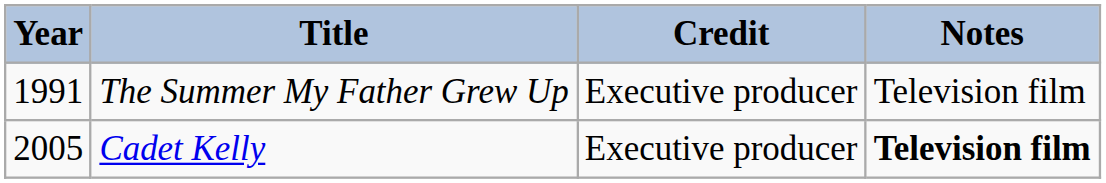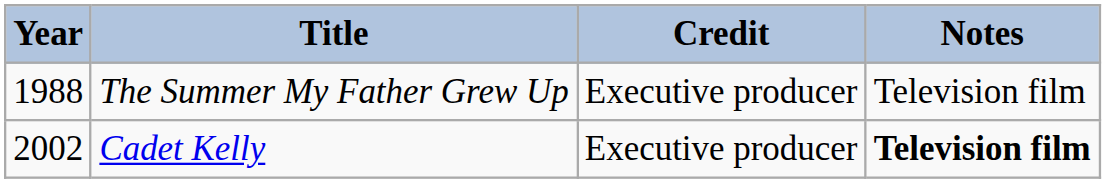(48, 91) 1991 -> (48, 91) 1988
(48, 148) 2005 -> (48, 148) 2002
